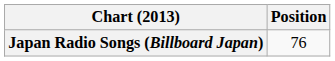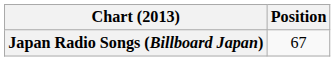(299, 42) 76 -> (299, 42) 67
